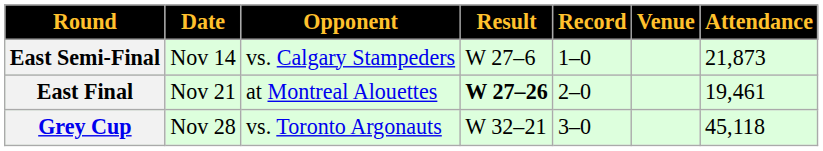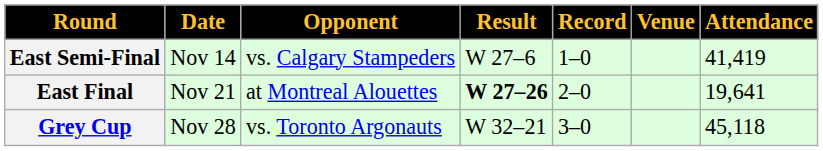(735, 57) 21,873 -> (735, 57) 41,419
(735, 92) 19,461 -> (735, 92) 19,641
